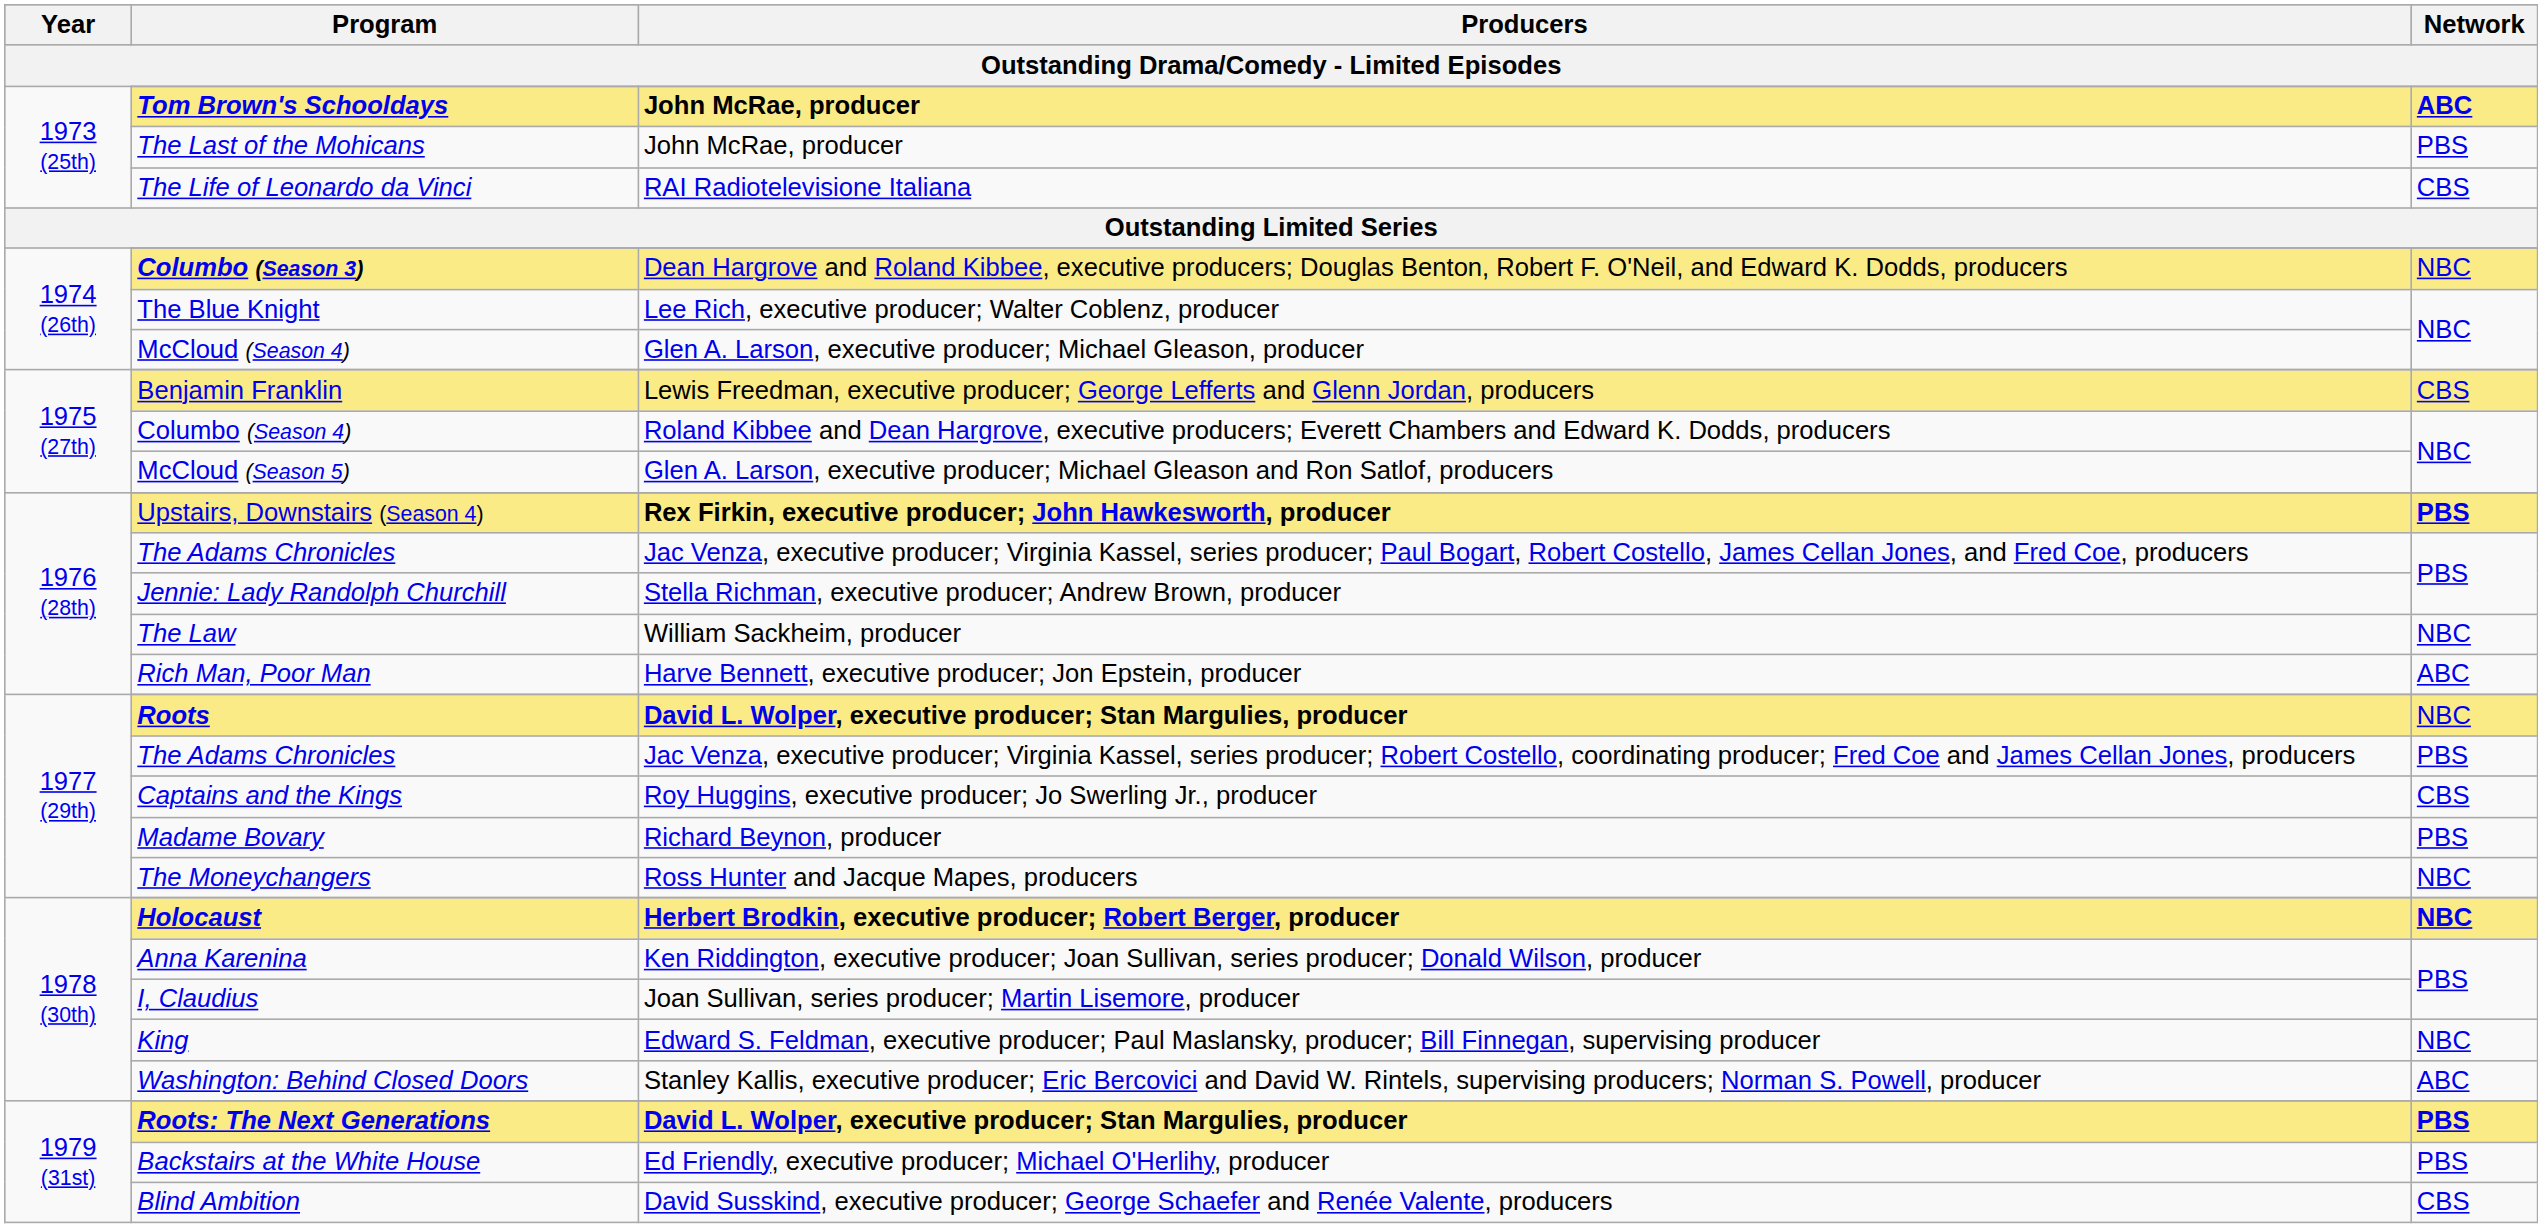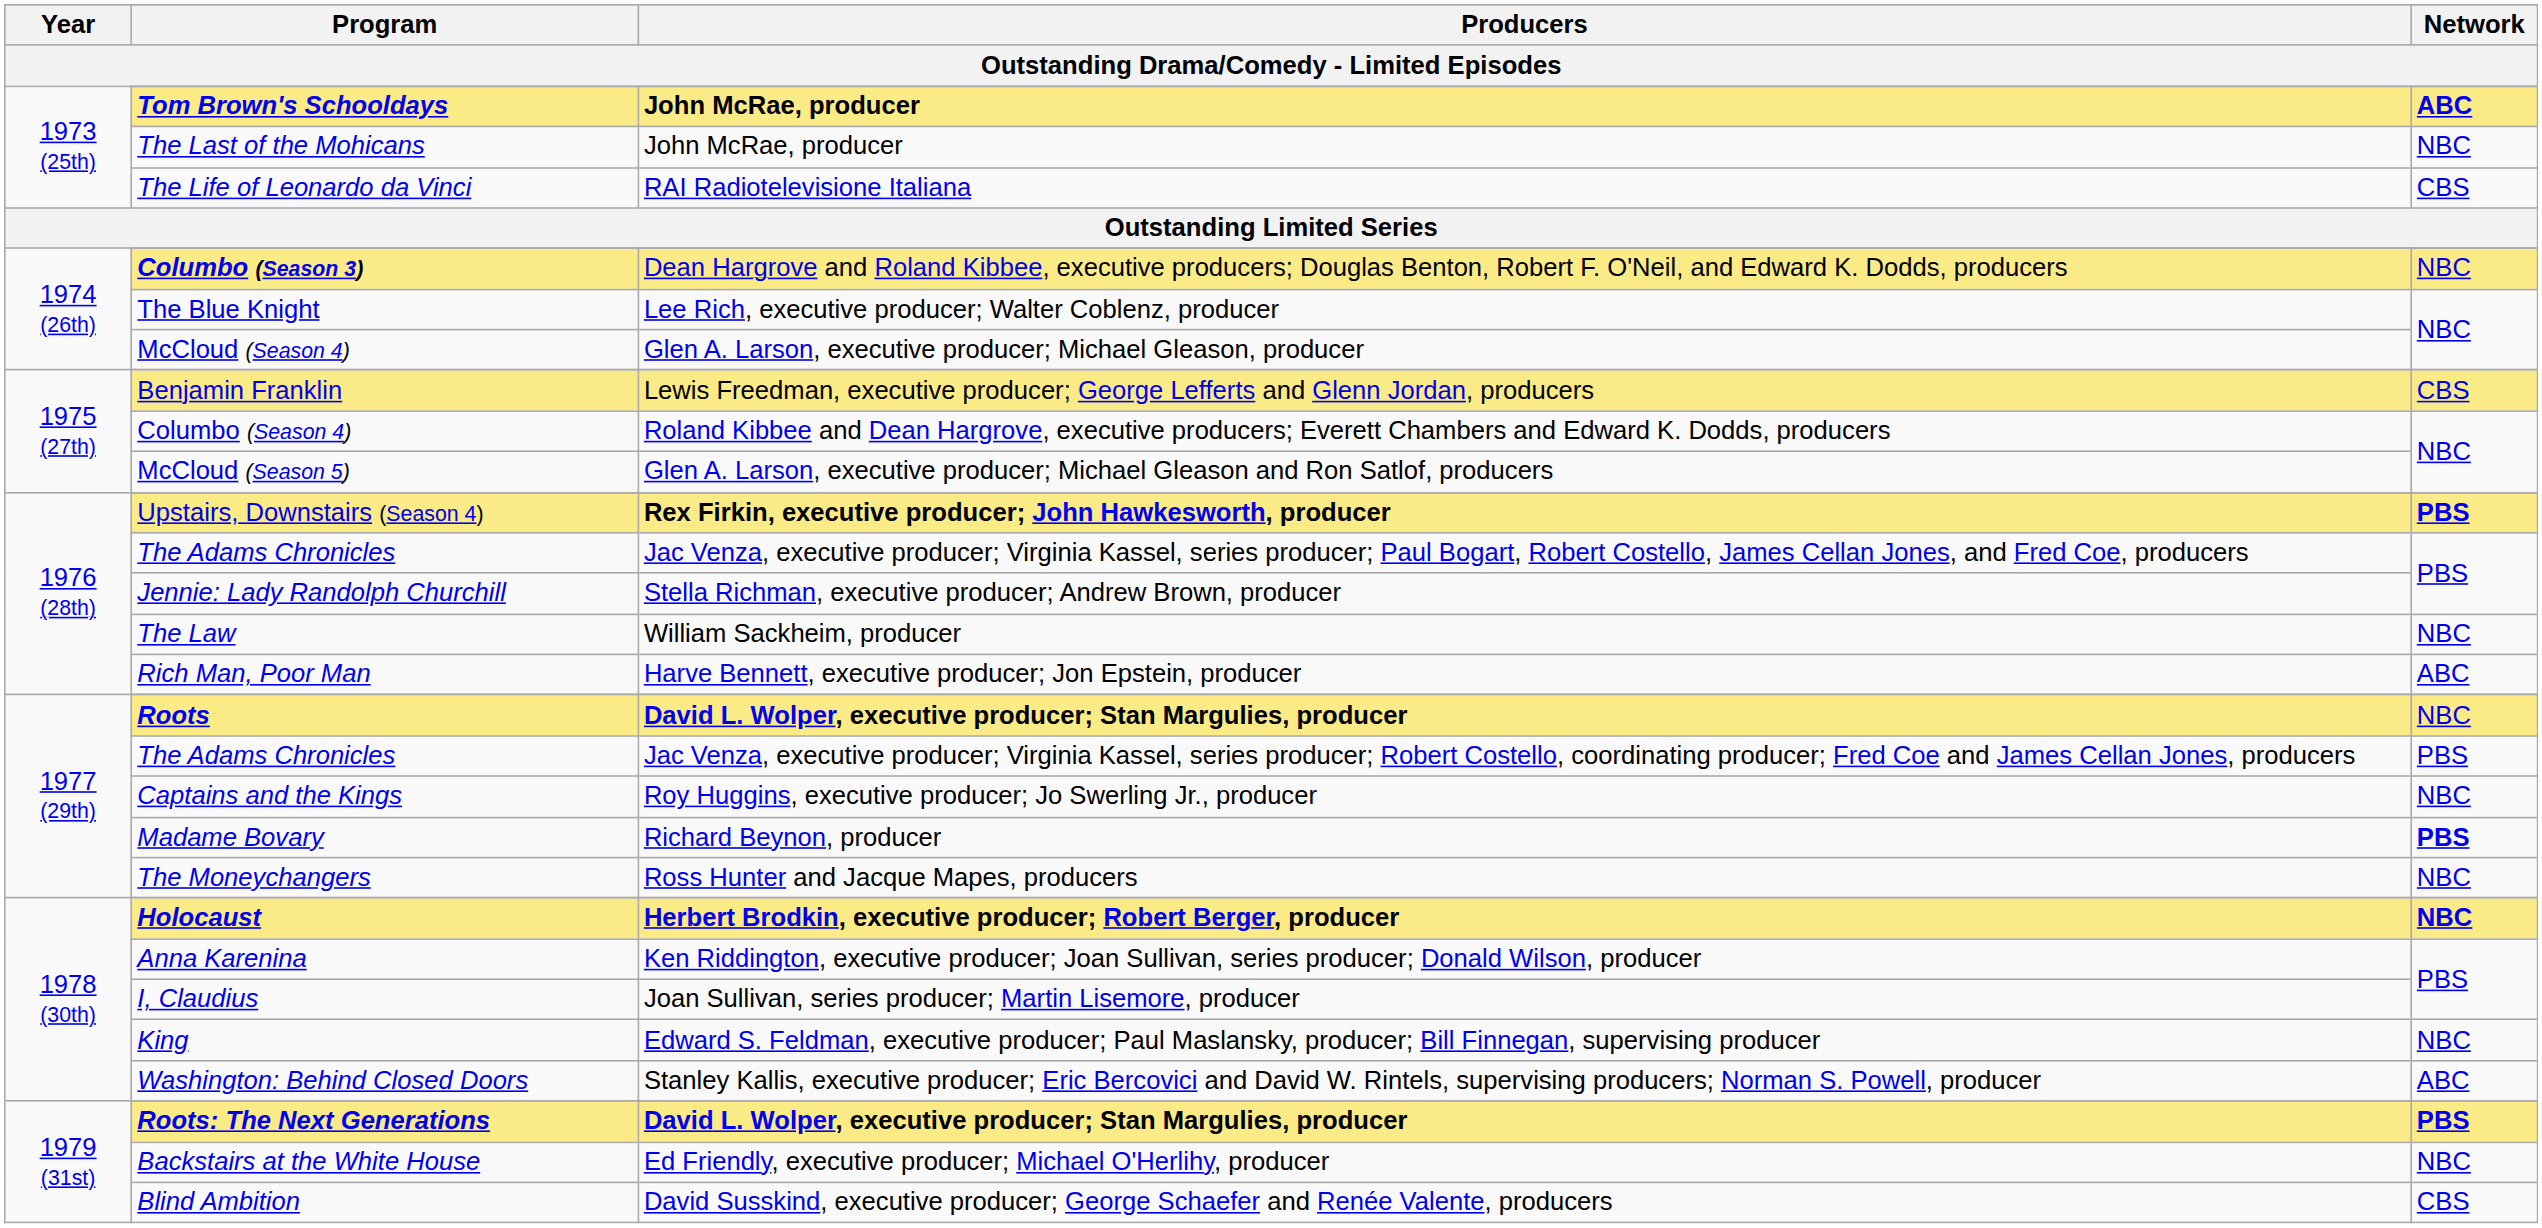(2442, 146) PBS -> (2444, 146) NBC
(2443, 796) CBS -> (2444, 796) NBC
(2442, 836) normal -> (2443, 836) bold
(2442, 1161) PBS -> (2444, 1161) NBC
